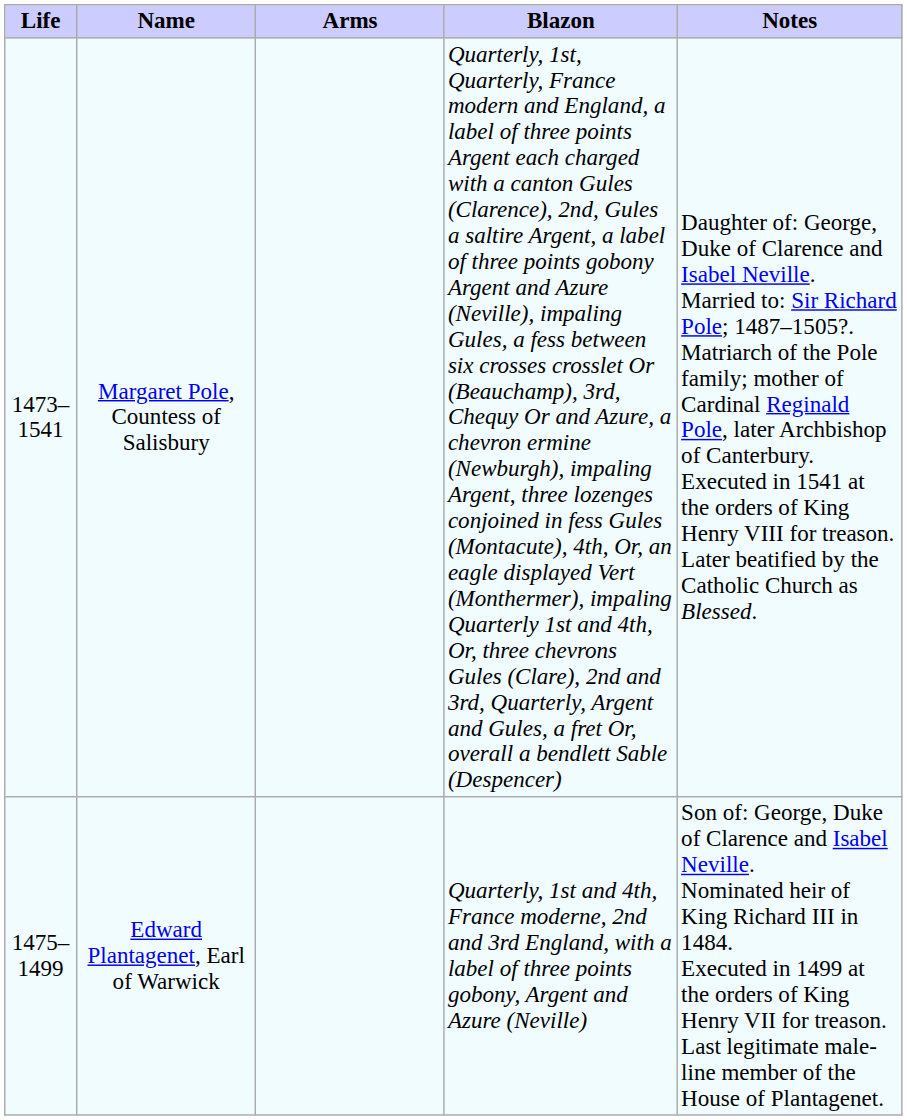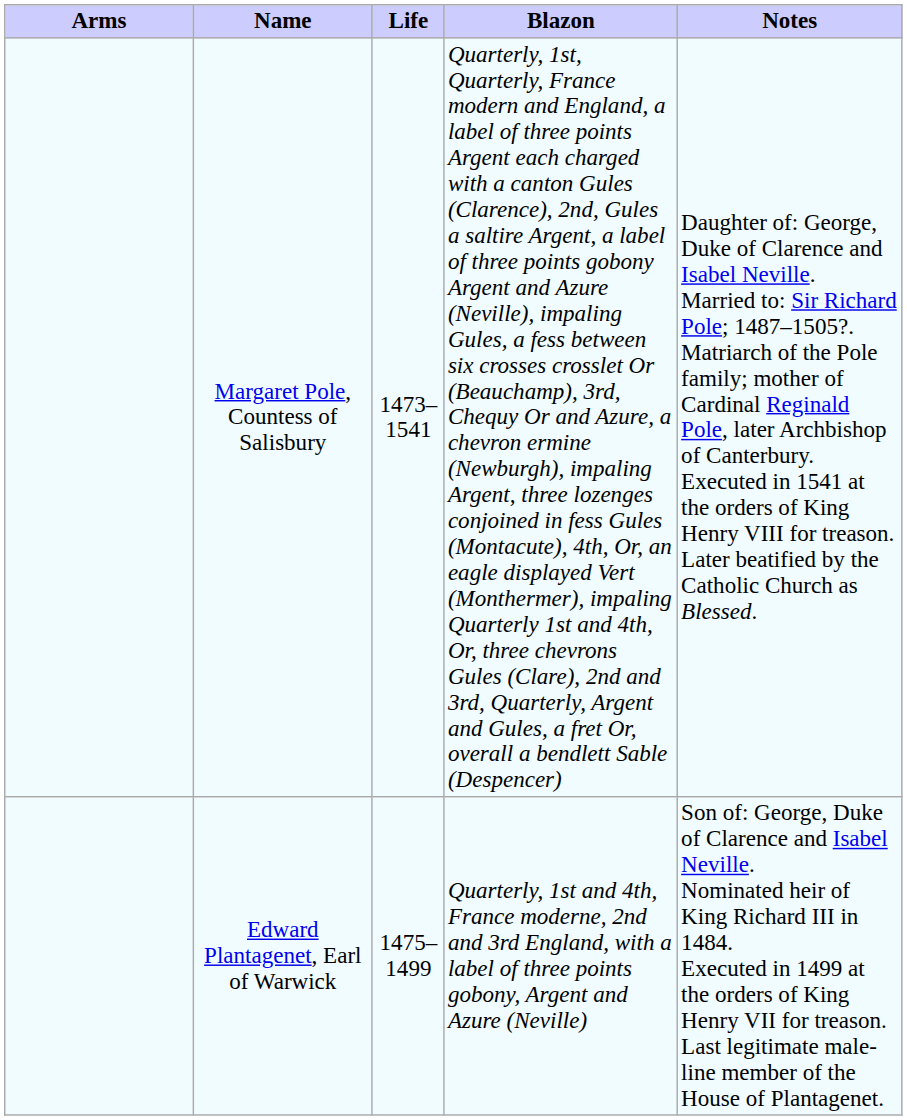columns swapped: (350, 21) <-> (41, 21)
